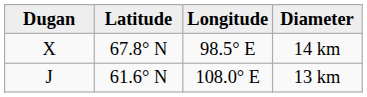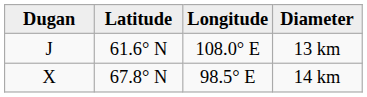rows swapped: (317, 77) <-> (317, 48)
